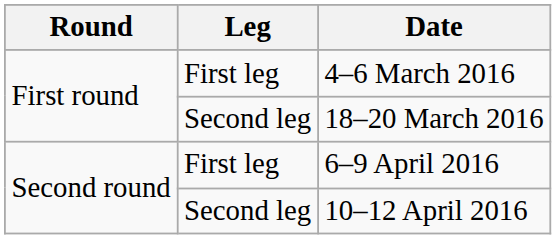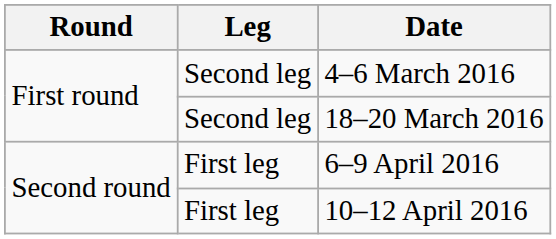(232, 73) First leg -> (248, 73) Second leg
(248, 210) Second leg -> (232, 210) First leg
